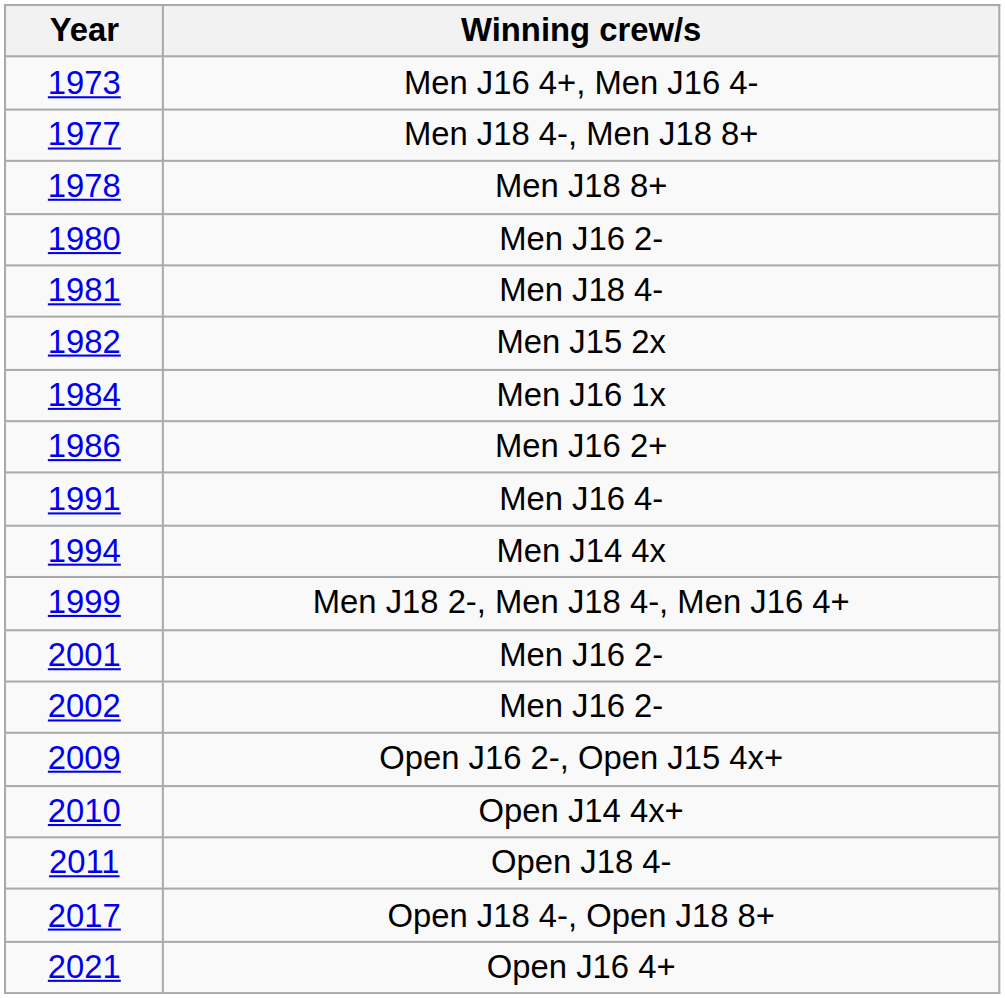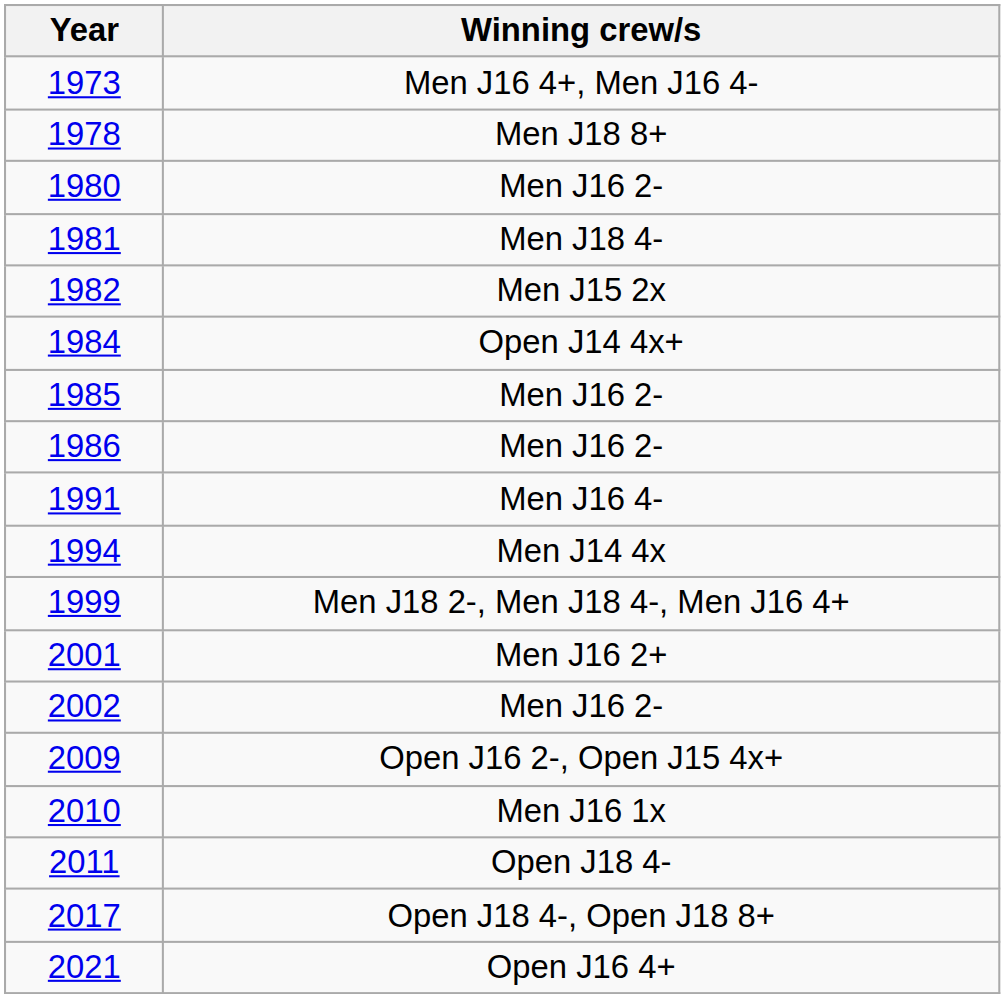- row: (84, 134)
(581, 394) Men J16 1x -> (581, 342) Open J14 4x+
+ row: (84, 394)
(581, 446) Men J16 2+ -> (581, 446) Men J16 2-
(581, 654) Men J16 2- -> (581, 654) Men J16 2+
(581, 810) Open J14 4x+ -> (581, 810) Men J16 1x
